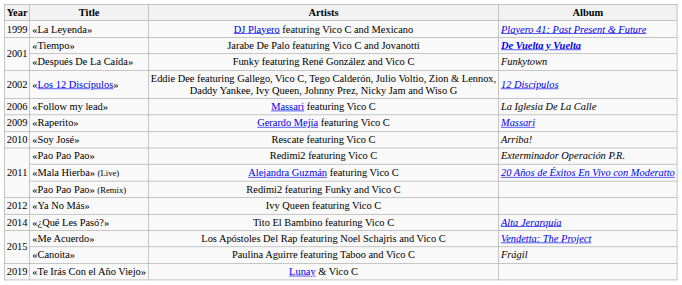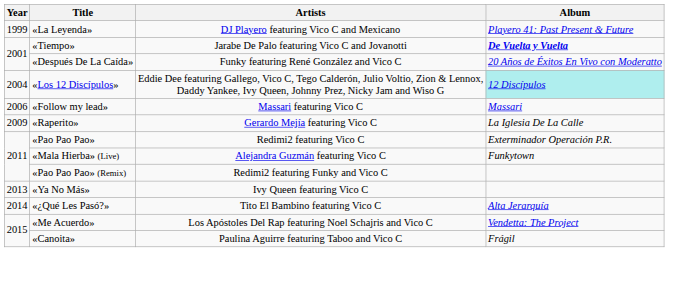(524, 62) Funkytown -> (575, 62) 20 Años de Éxitos En Vivo con Moderatto
(17, 84) 2002 -> (17, 84) 2004
(530, 84) no background -> (517, 84) paleturquoise background
(549, 106) La Iglesia De La Calle -> (505, 106) Massari
(518, 123) Massari -> (536, 123) La Iglesia De La Calle
- row: (56, 139)
(588, 172) 20 Años de Éxitos En Vivo con Moderatto -> (511, 156) Funkytown
(17, 205) 2012 -> (17, 189) 2013
- row: (89, 271)
